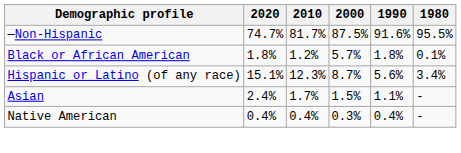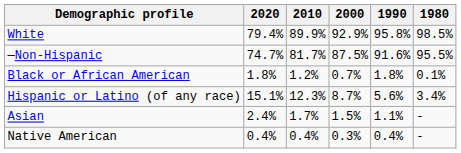+ row: (26, 35)
(346, 55) 5.7% -> (346, 76) 0.7%
